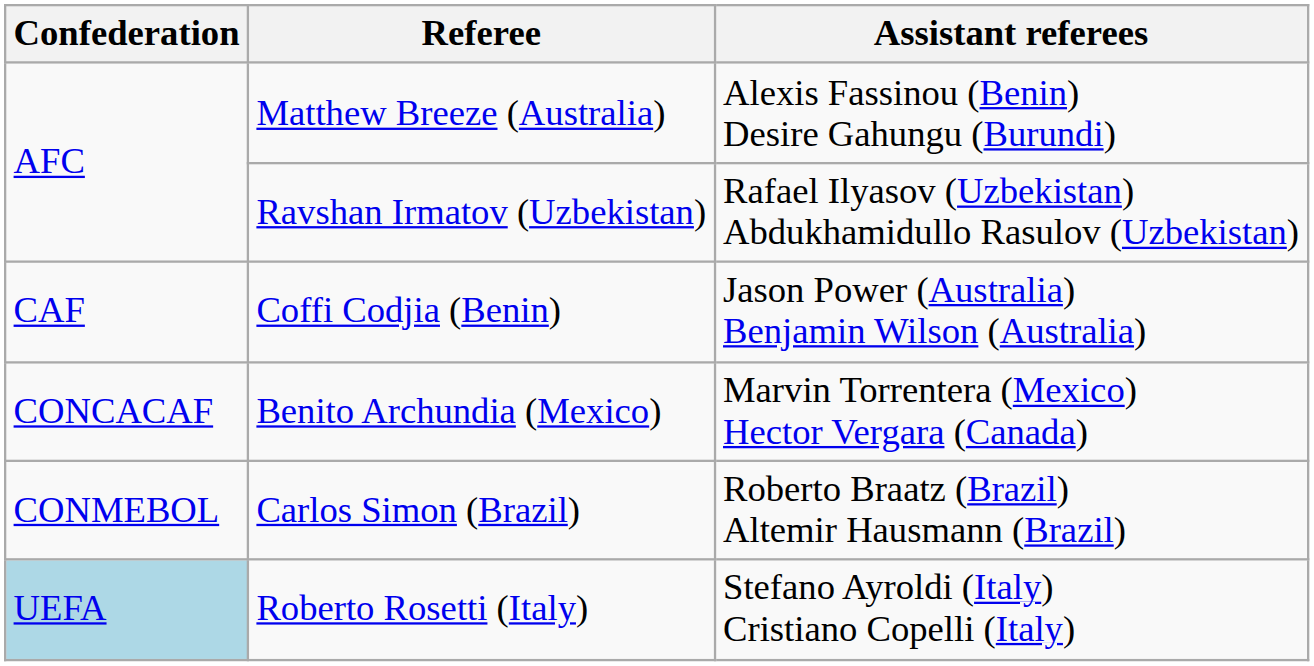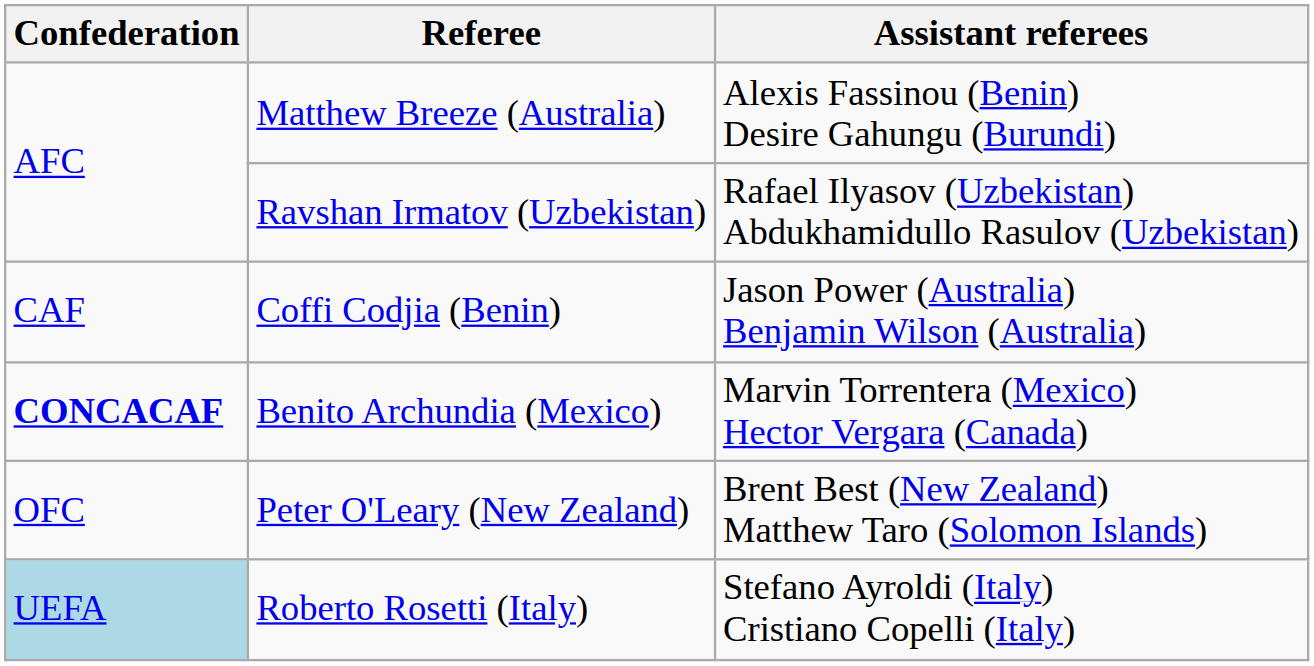(113, 410) normal -> (118, 410) bold
- row: (418, 509)
+ row: (473, 509)
